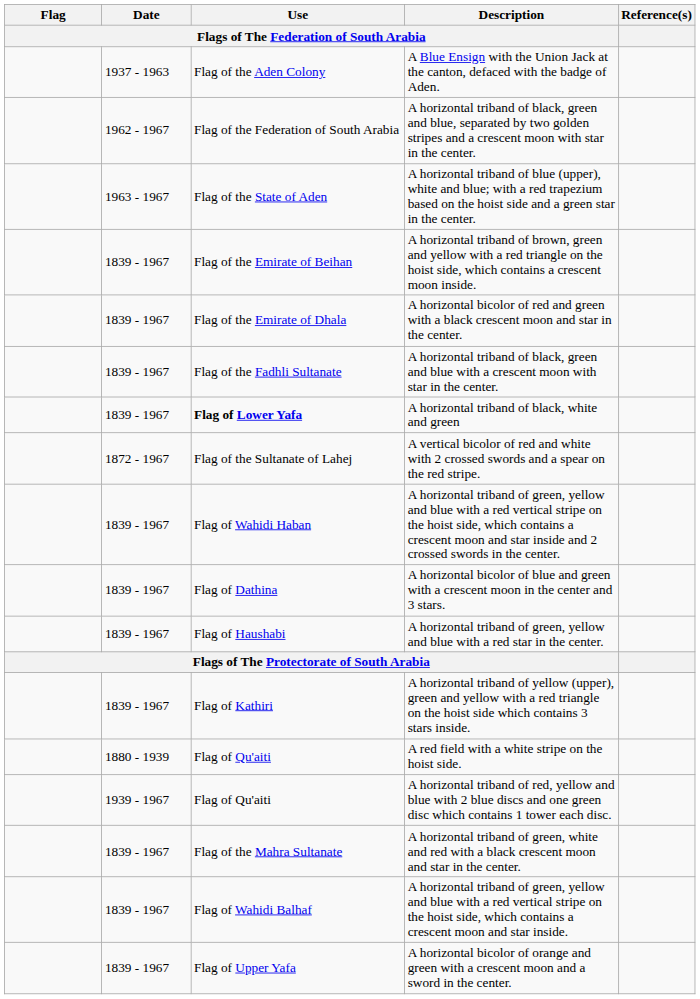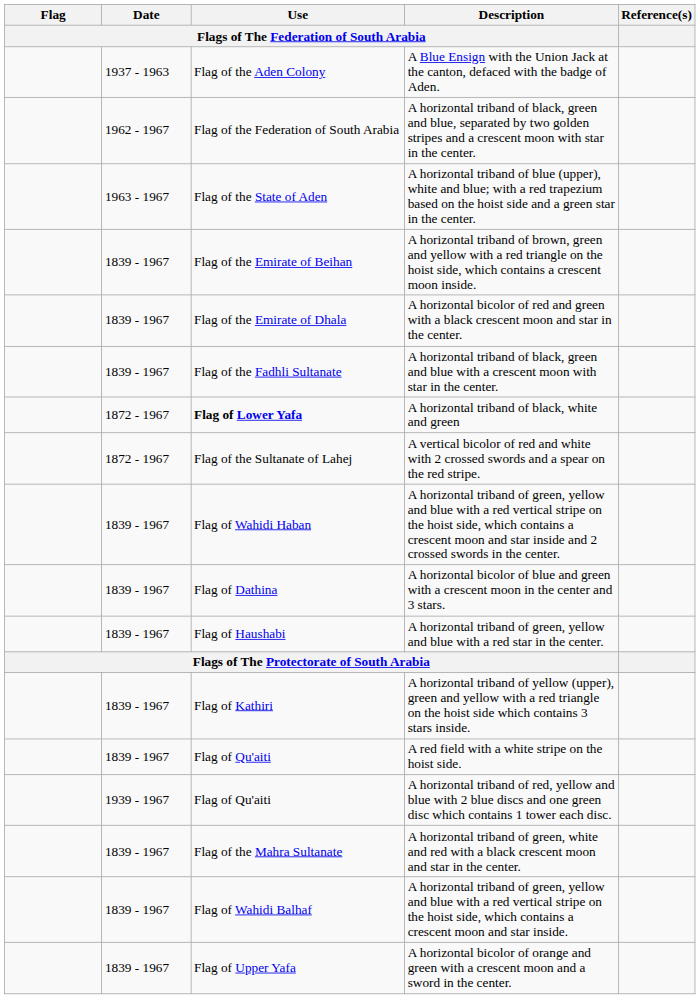(137, 415) 1839 - 1967 -> (137, 415) 1872 - 1967
(137, 756) 1880 - 1939 -> (137, 756) 1839 - 1967
